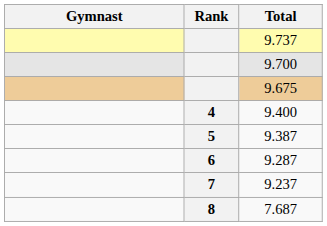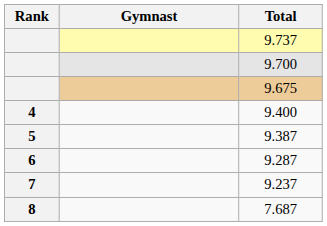columns swapped: (211, 16) <-> (94, 16)
